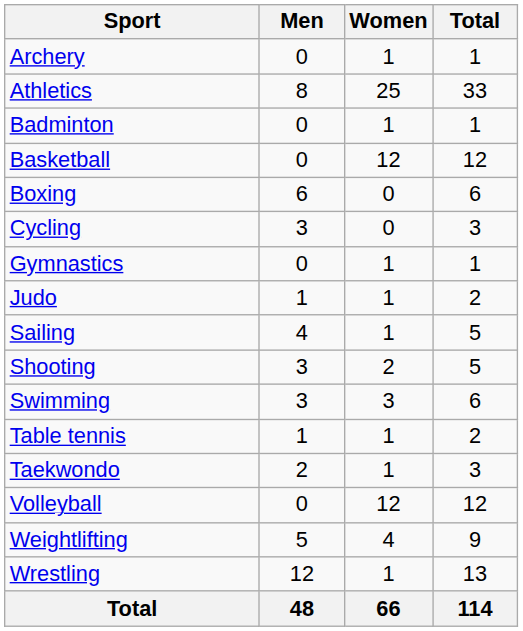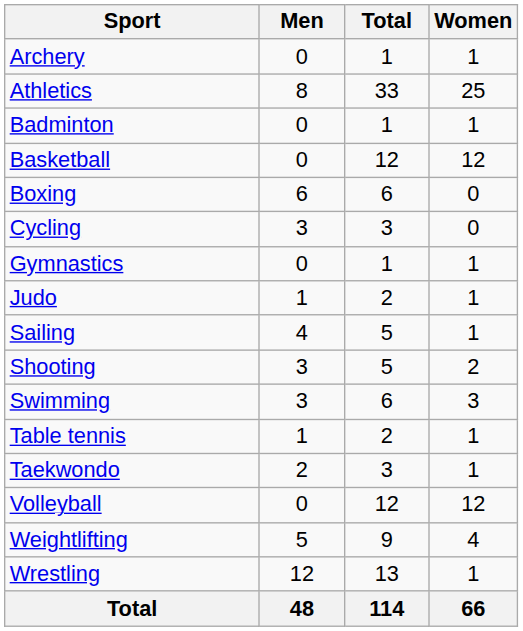columns swapped: (388, 21) <-> (475, 21)
